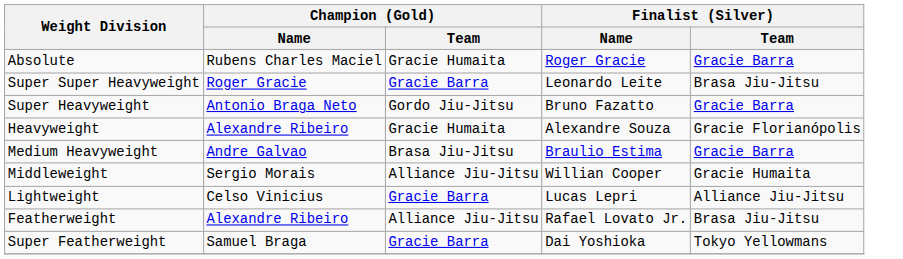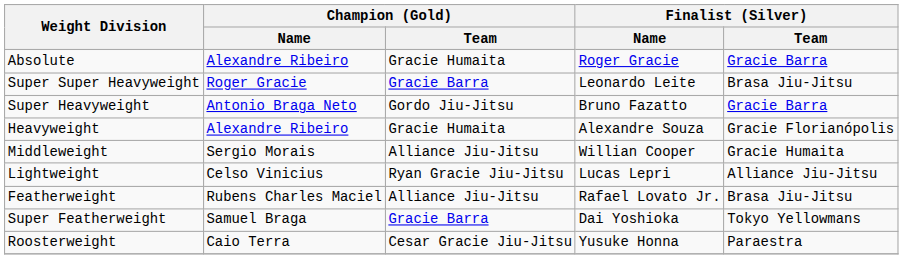(294, 61) Rubens Charles Maciel -> (277, 61) Alexandre Ribeiro
- row: (83, 152)
(438, 197) Gracie Barra -> (476, 175) Ryan Gracie Jiu-Jitsu
(277, 220) Alexandre Ribeiro -> (294, 197) Rubens Charles Maciel
+ row: (62, 243)
